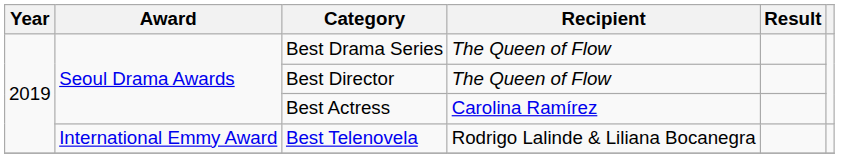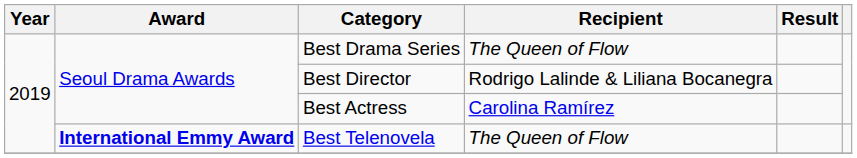(531, 78) The Queen of Flow -> (621, 78) Rodrigo Lalinde & Liliana Bocanegra
(168, 138) normal -> (177, 138) bold
(604, 138) Rodrigo Lalinde & Liliana Bocanegra -> (548, 138) The Queen of Flow
